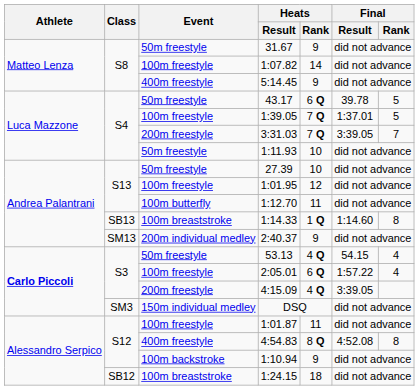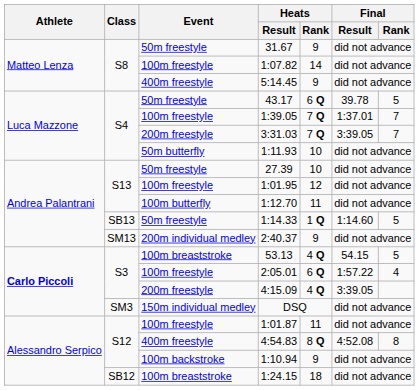(396, 117) 5 -> (396, 117) 7
(174, 152) 50m freestyle -> (173, 152) 50m butterfly
(187, 221) 100m breaststroke -> (174, 221) 50m freestyle
(396, 221) 8 -> (396, 221) 5
(174, 255) 50m freestyle -> (187, 255) 100m breaststroke
(396, 255) 4 -> (396, 255) 5
